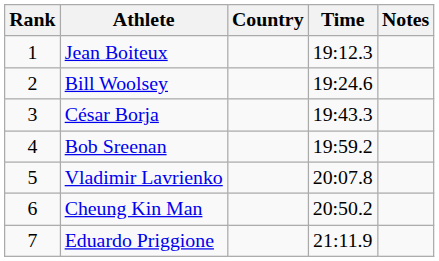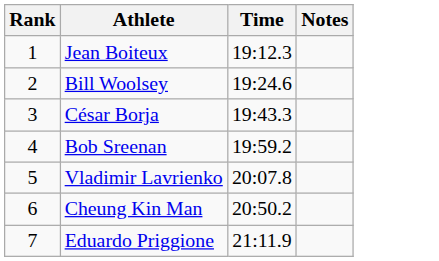- column: (268, 20)
